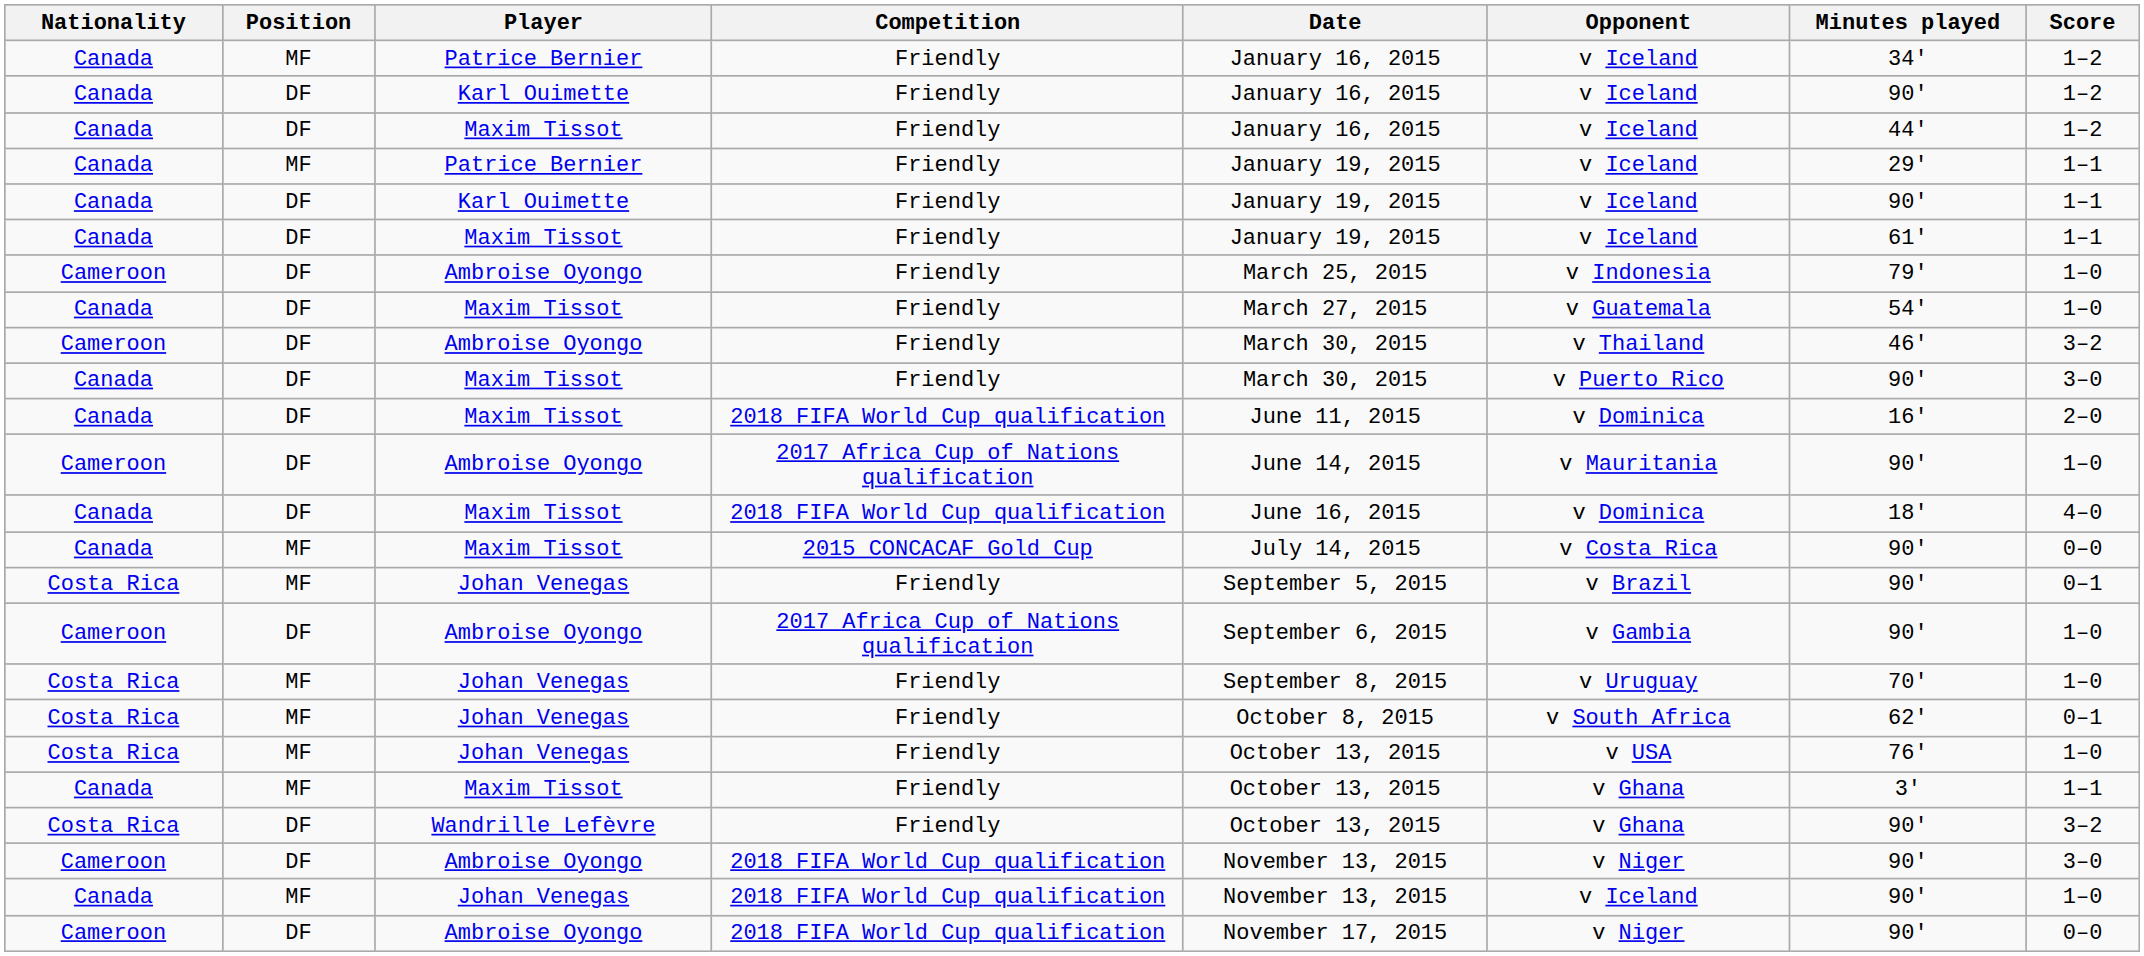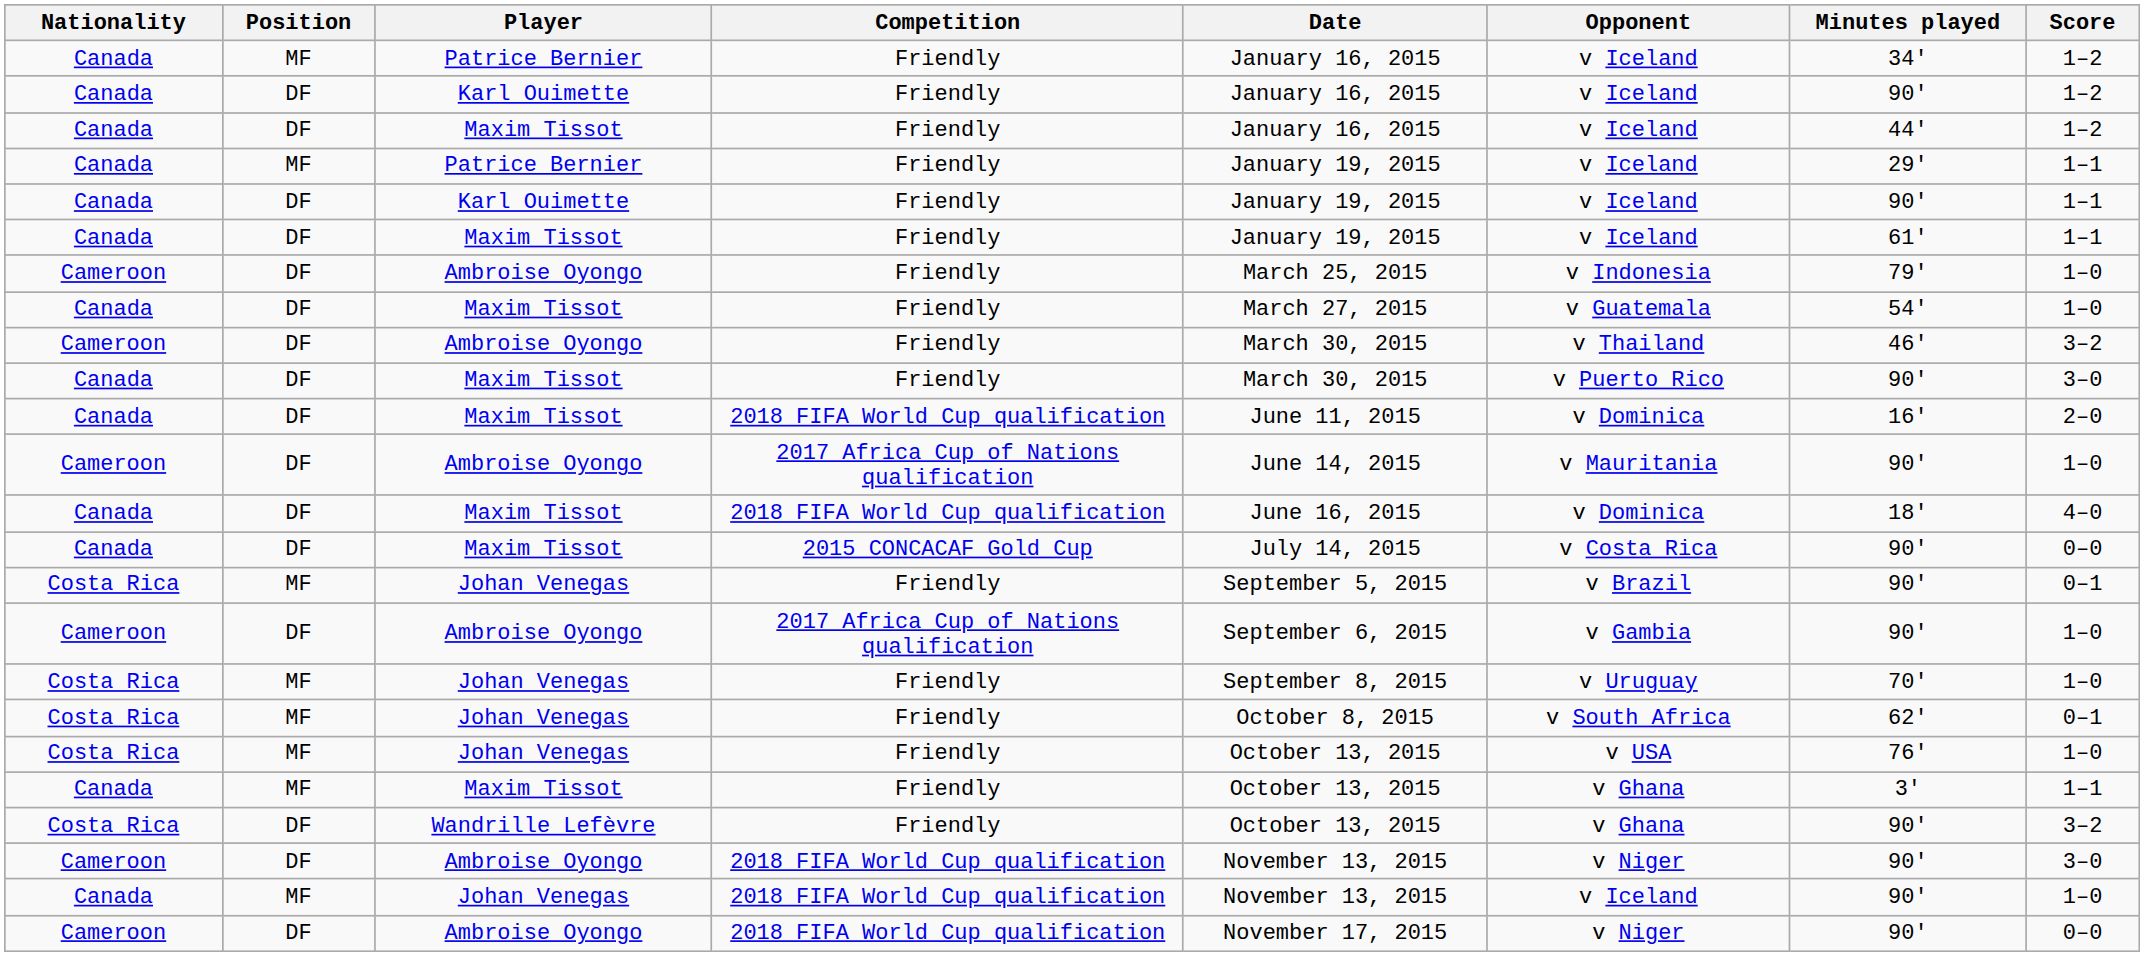(299, 549) MF -> (299, 549) DF
